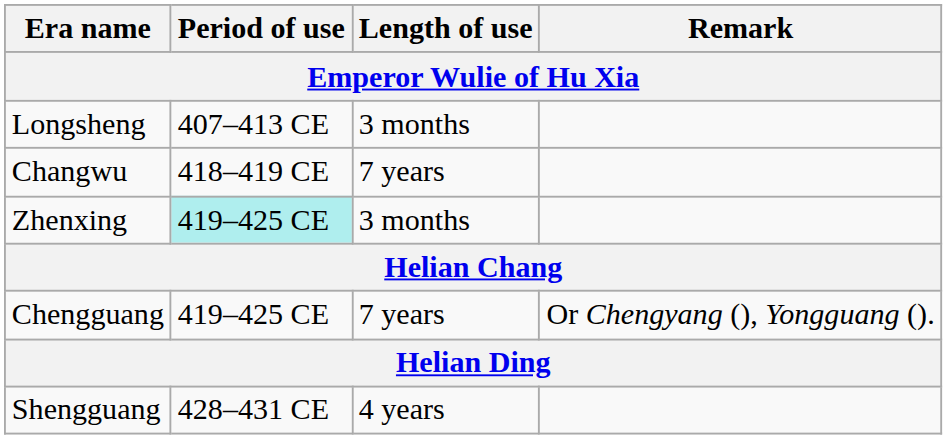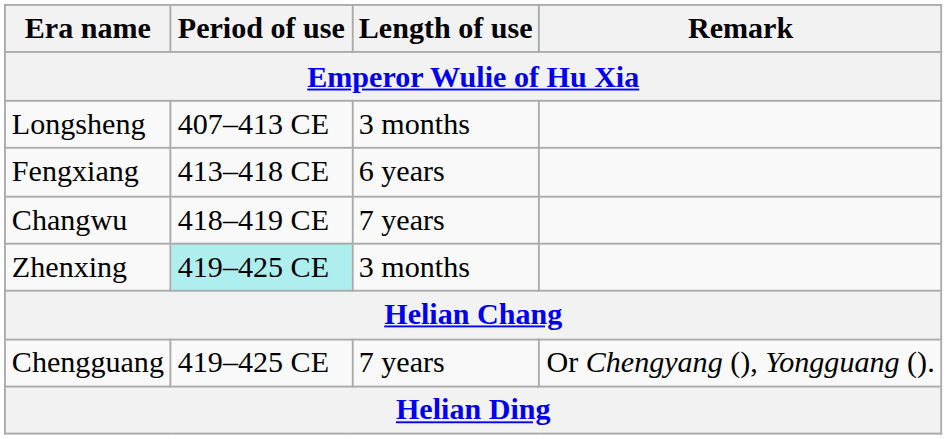+ row: (75, 171)
- row: (86, 409)
